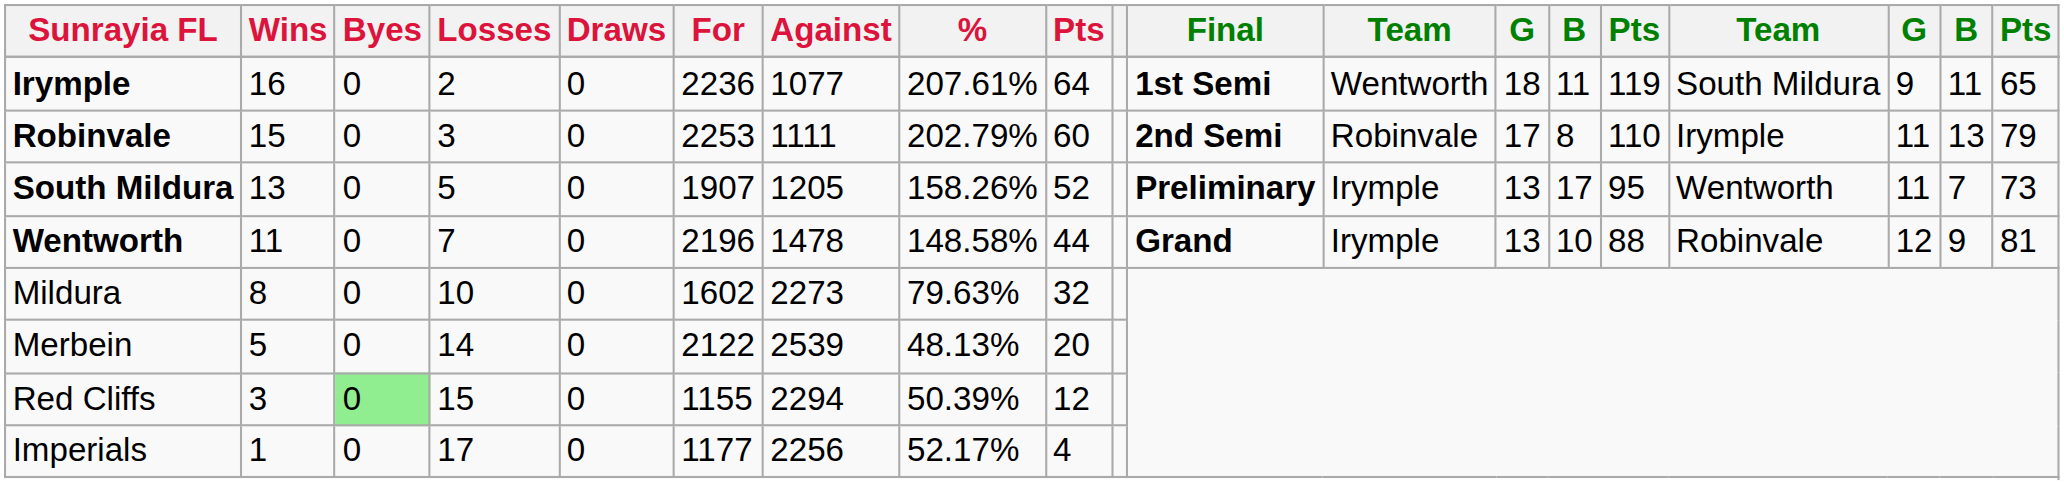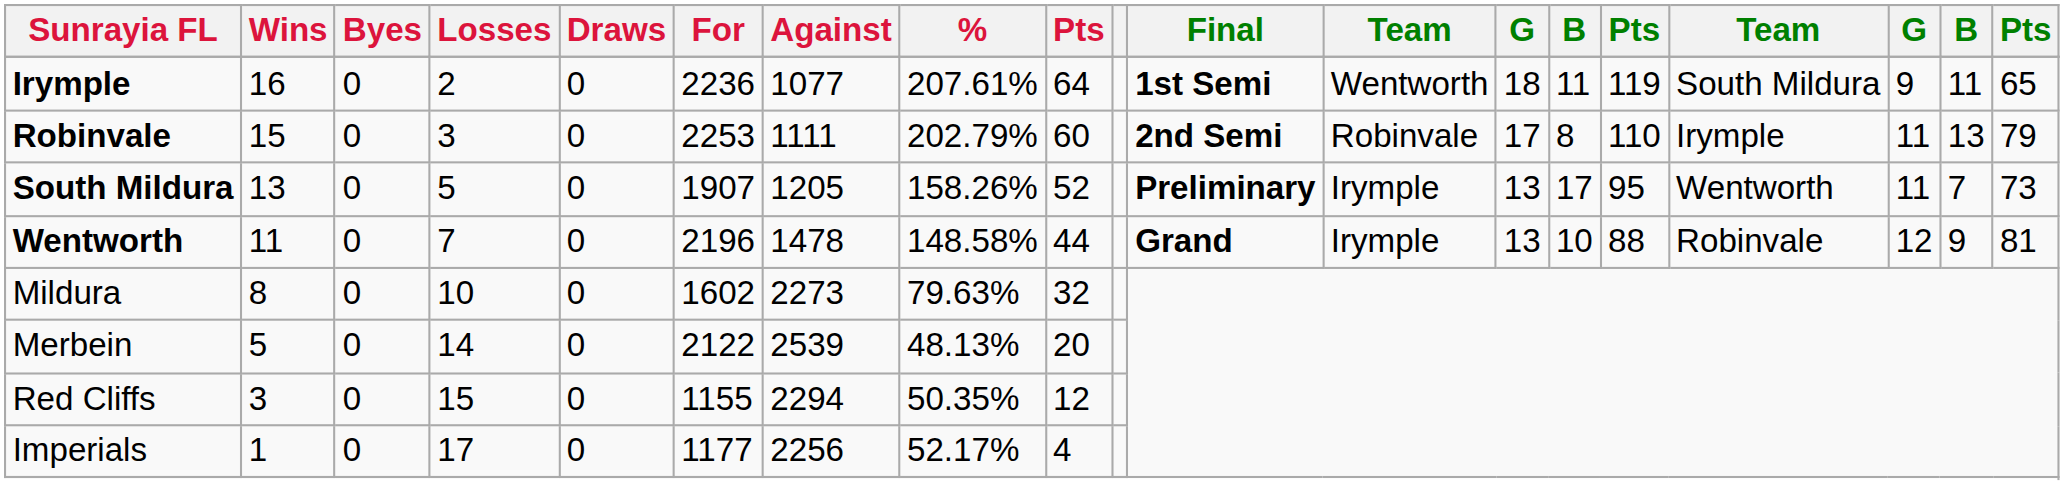(352, 398) lightgreen background -> (352, 398) no background
(963, 398) 50.39% -> (963, 398) 50.35%
